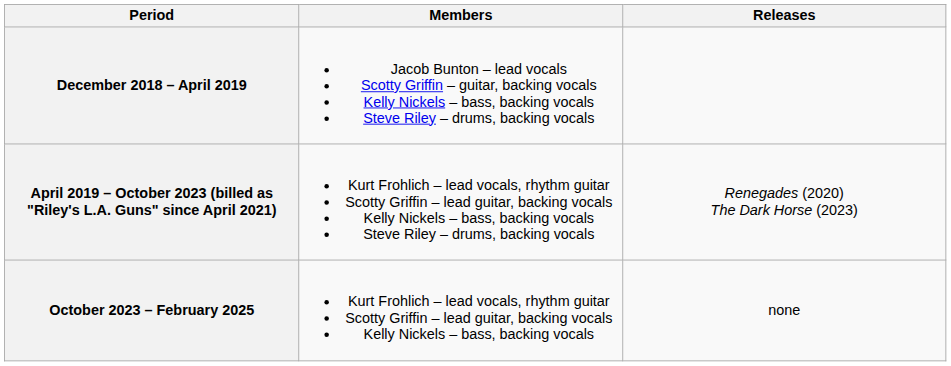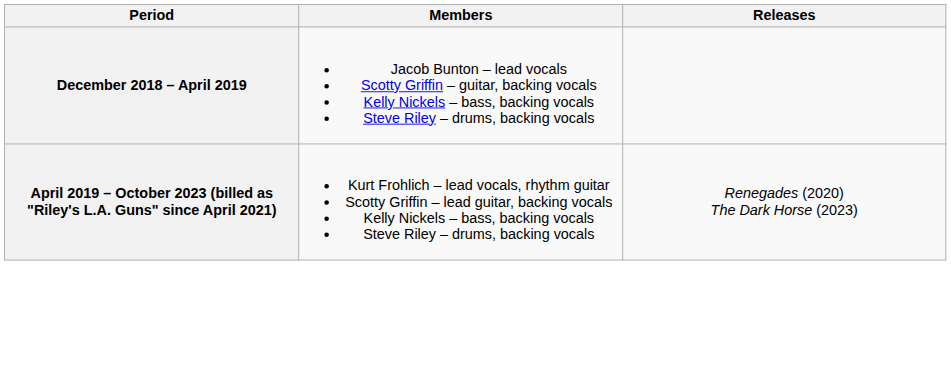- row: (152, 310)
